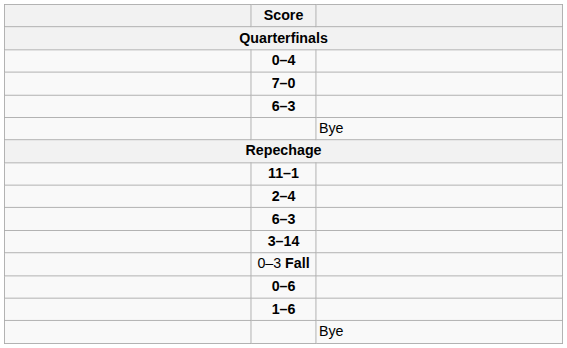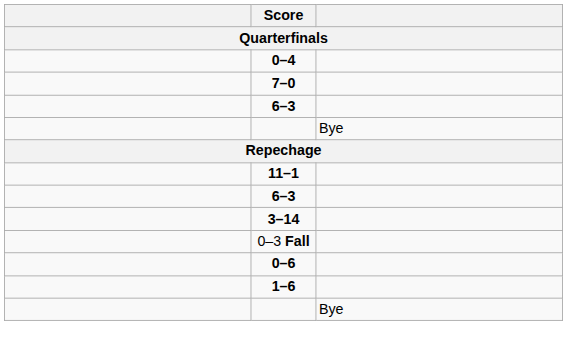- row: (284, 196)
